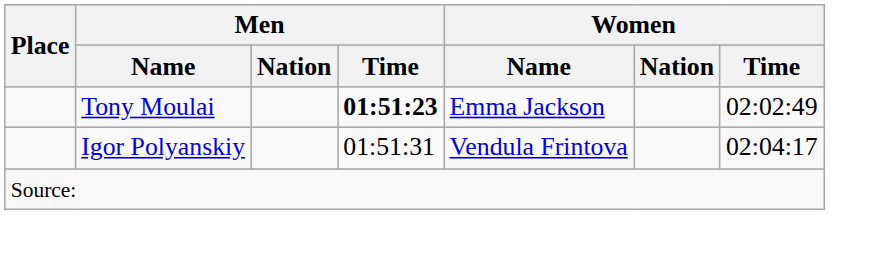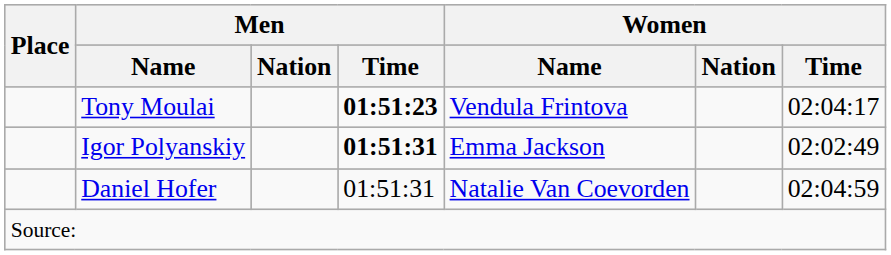(527, 106) Emma Jackson -> (539, 106) Vendula Frintova
(772, 106) 02:02:49 -> (833, 106) 02:04:17
(389, 147) normal -> (391, 147) bold
(539, 147) Vendula Frintova -> (527, 147) Emma Jackson
(772, 147) 02:04:17 -> (833, 147) 02:02:49
+ row: (149, 188)
